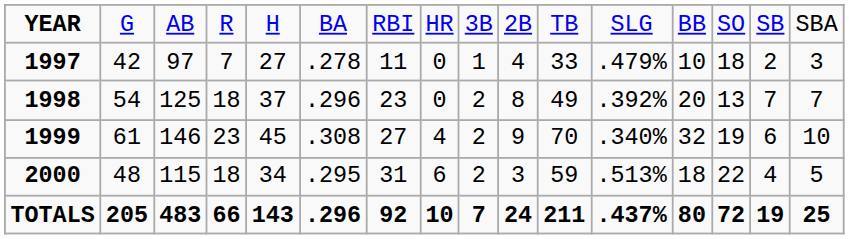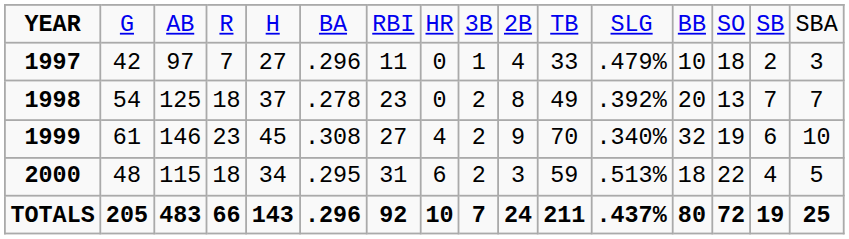(333, 62) .278 -> (333, 62) .296
(333, 100) .296 -> (333, 100) .278
